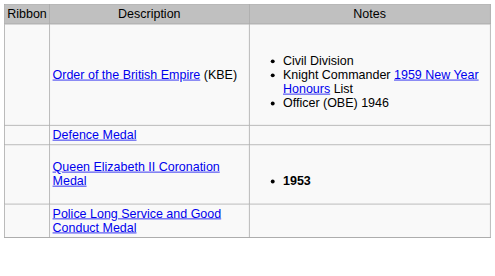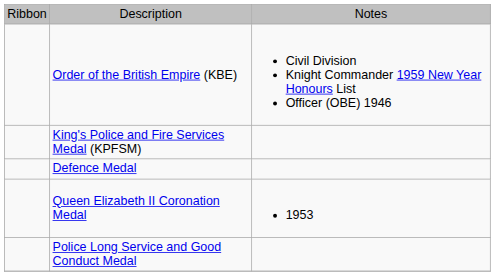+ row: (138, 142)
(370, 181) bold -> (371, 215) normal
